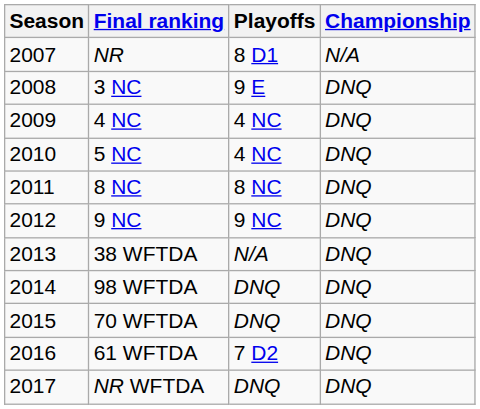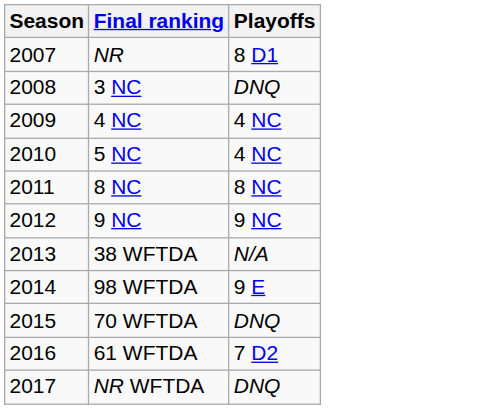- column: (398, 21)
(250, 87) 9 E -> (257, 87) DNQ
(257, 287) DNQ -> (250, 287) 9 E
